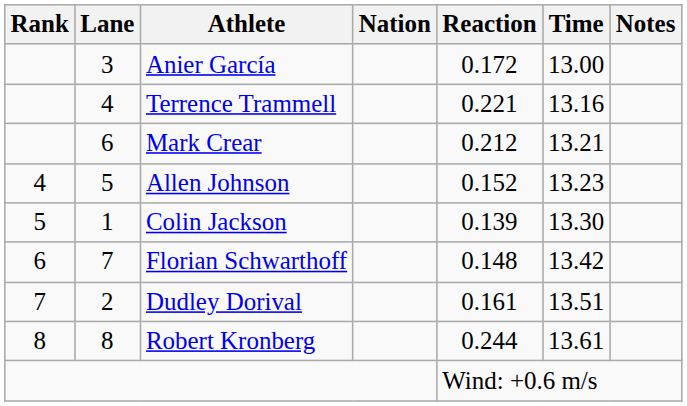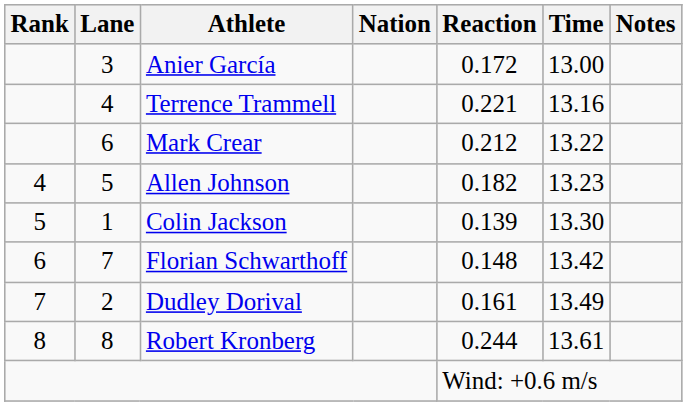(576, 143) 13.21 -> (576, 143) 13.22
(489, 182) 0.152 -> (489, 182) 0.182
(576, 301) 13.51 -> (576, 301) 13.49
